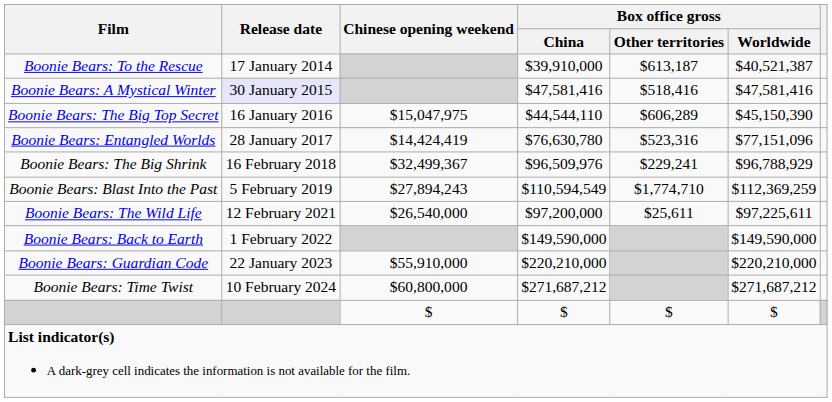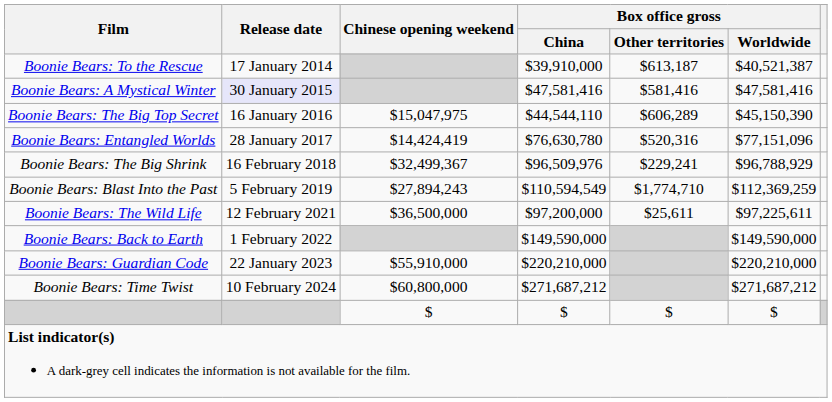(669, 90) $518,416 -> (669, 90) $581,416
(669, 139) $523,316 -> (669, 139) $520,316
(429, 213) $26,540,000 -> (429, 213) $36,500,000
